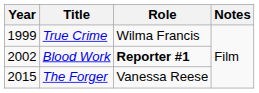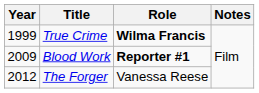(158, 35) normal -> (161, 35) bold
(22, 56) 2002 -> (22, 56) 2009
(22, 77) 2015 -> (22, 77) 2012
